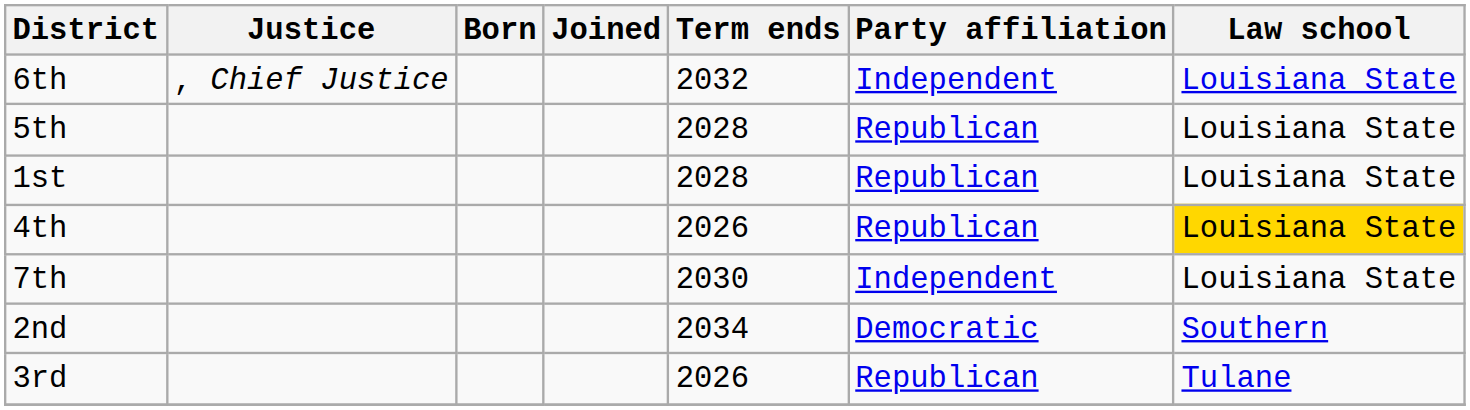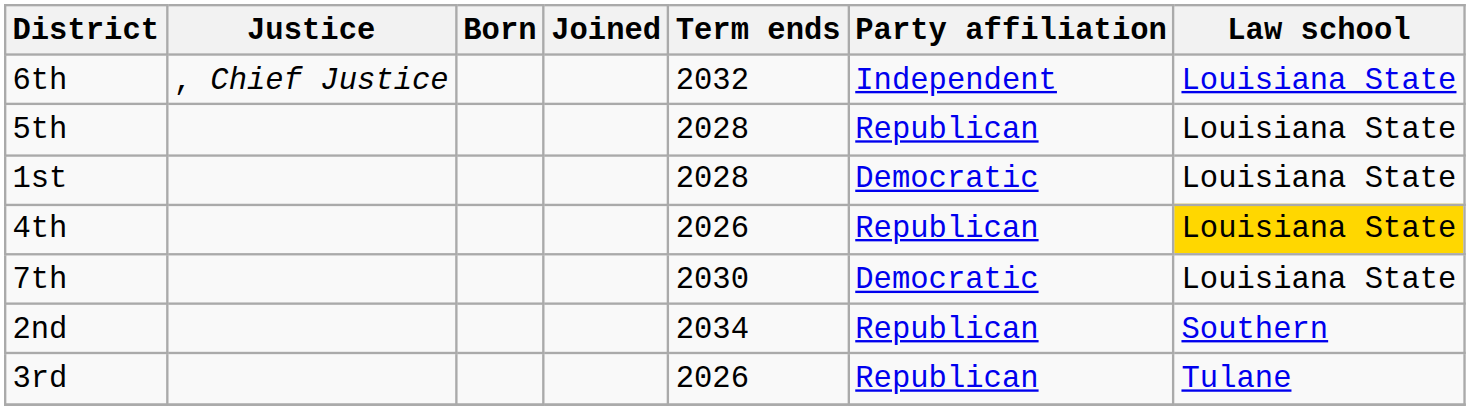(947, 179) Republican -> (947, 179) Democratic
(956, 279) Independent -> (947, 279) Democratic
(947, 329) Democratic -> (947, 329) Republican
